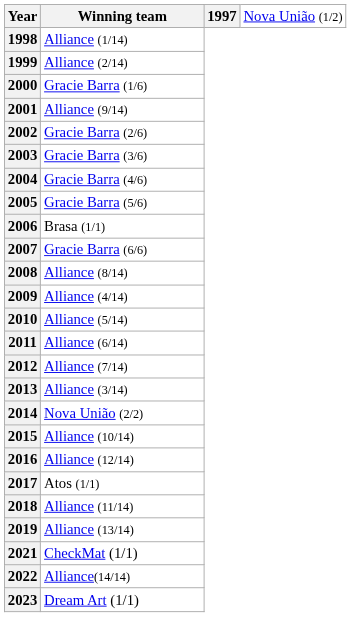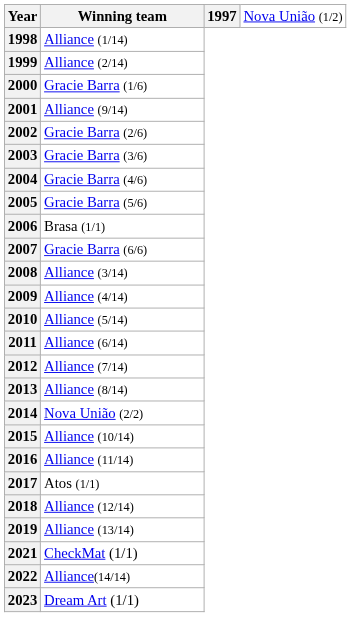(86, 272) Alliance (8/14) -> (86, 272) Alliance (3/14)
(86, 389) Alliance (3/14) -> (86, 389) Alliance (8/14)
(89, 459) Alliance (12/14) -> (89, 459) Alliance (11/14)
(89, 506) Alliance (11/14) -> (89, 506) Alliance (12/14)
